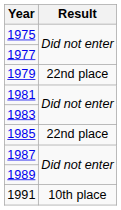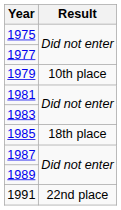(77, 74) 22nd place -> (77, 74) 10th place
(77, 134) 22nd place -> (77, 134) 18th place
(77, 194) 10th place -> (77, 194) 22nd place
